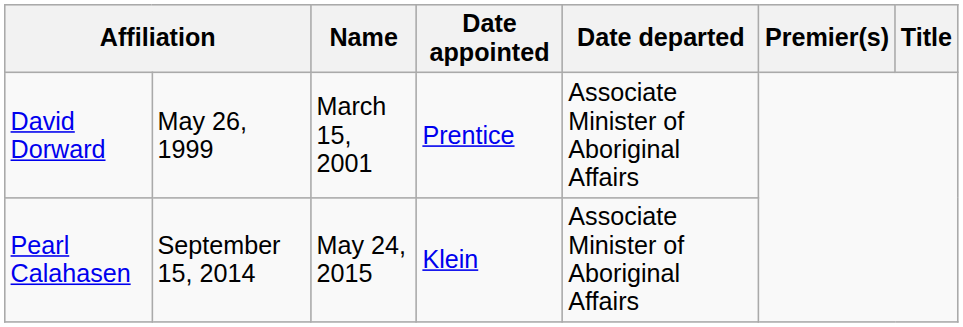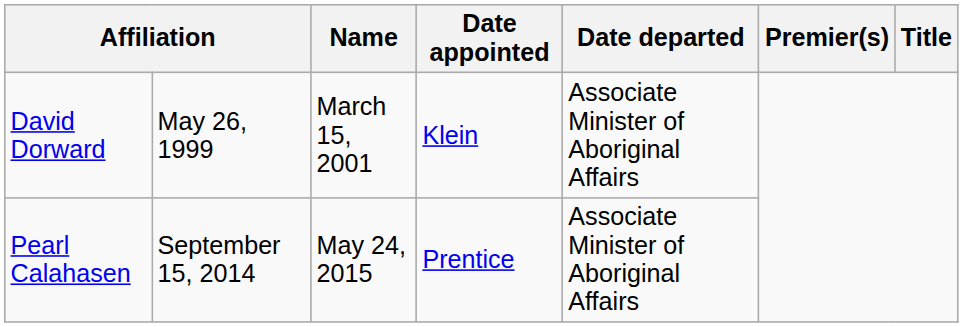(468, 134) Prentice -> (450, 134) Klein
(450, 259) Klein -> (468, 259) Prentice
